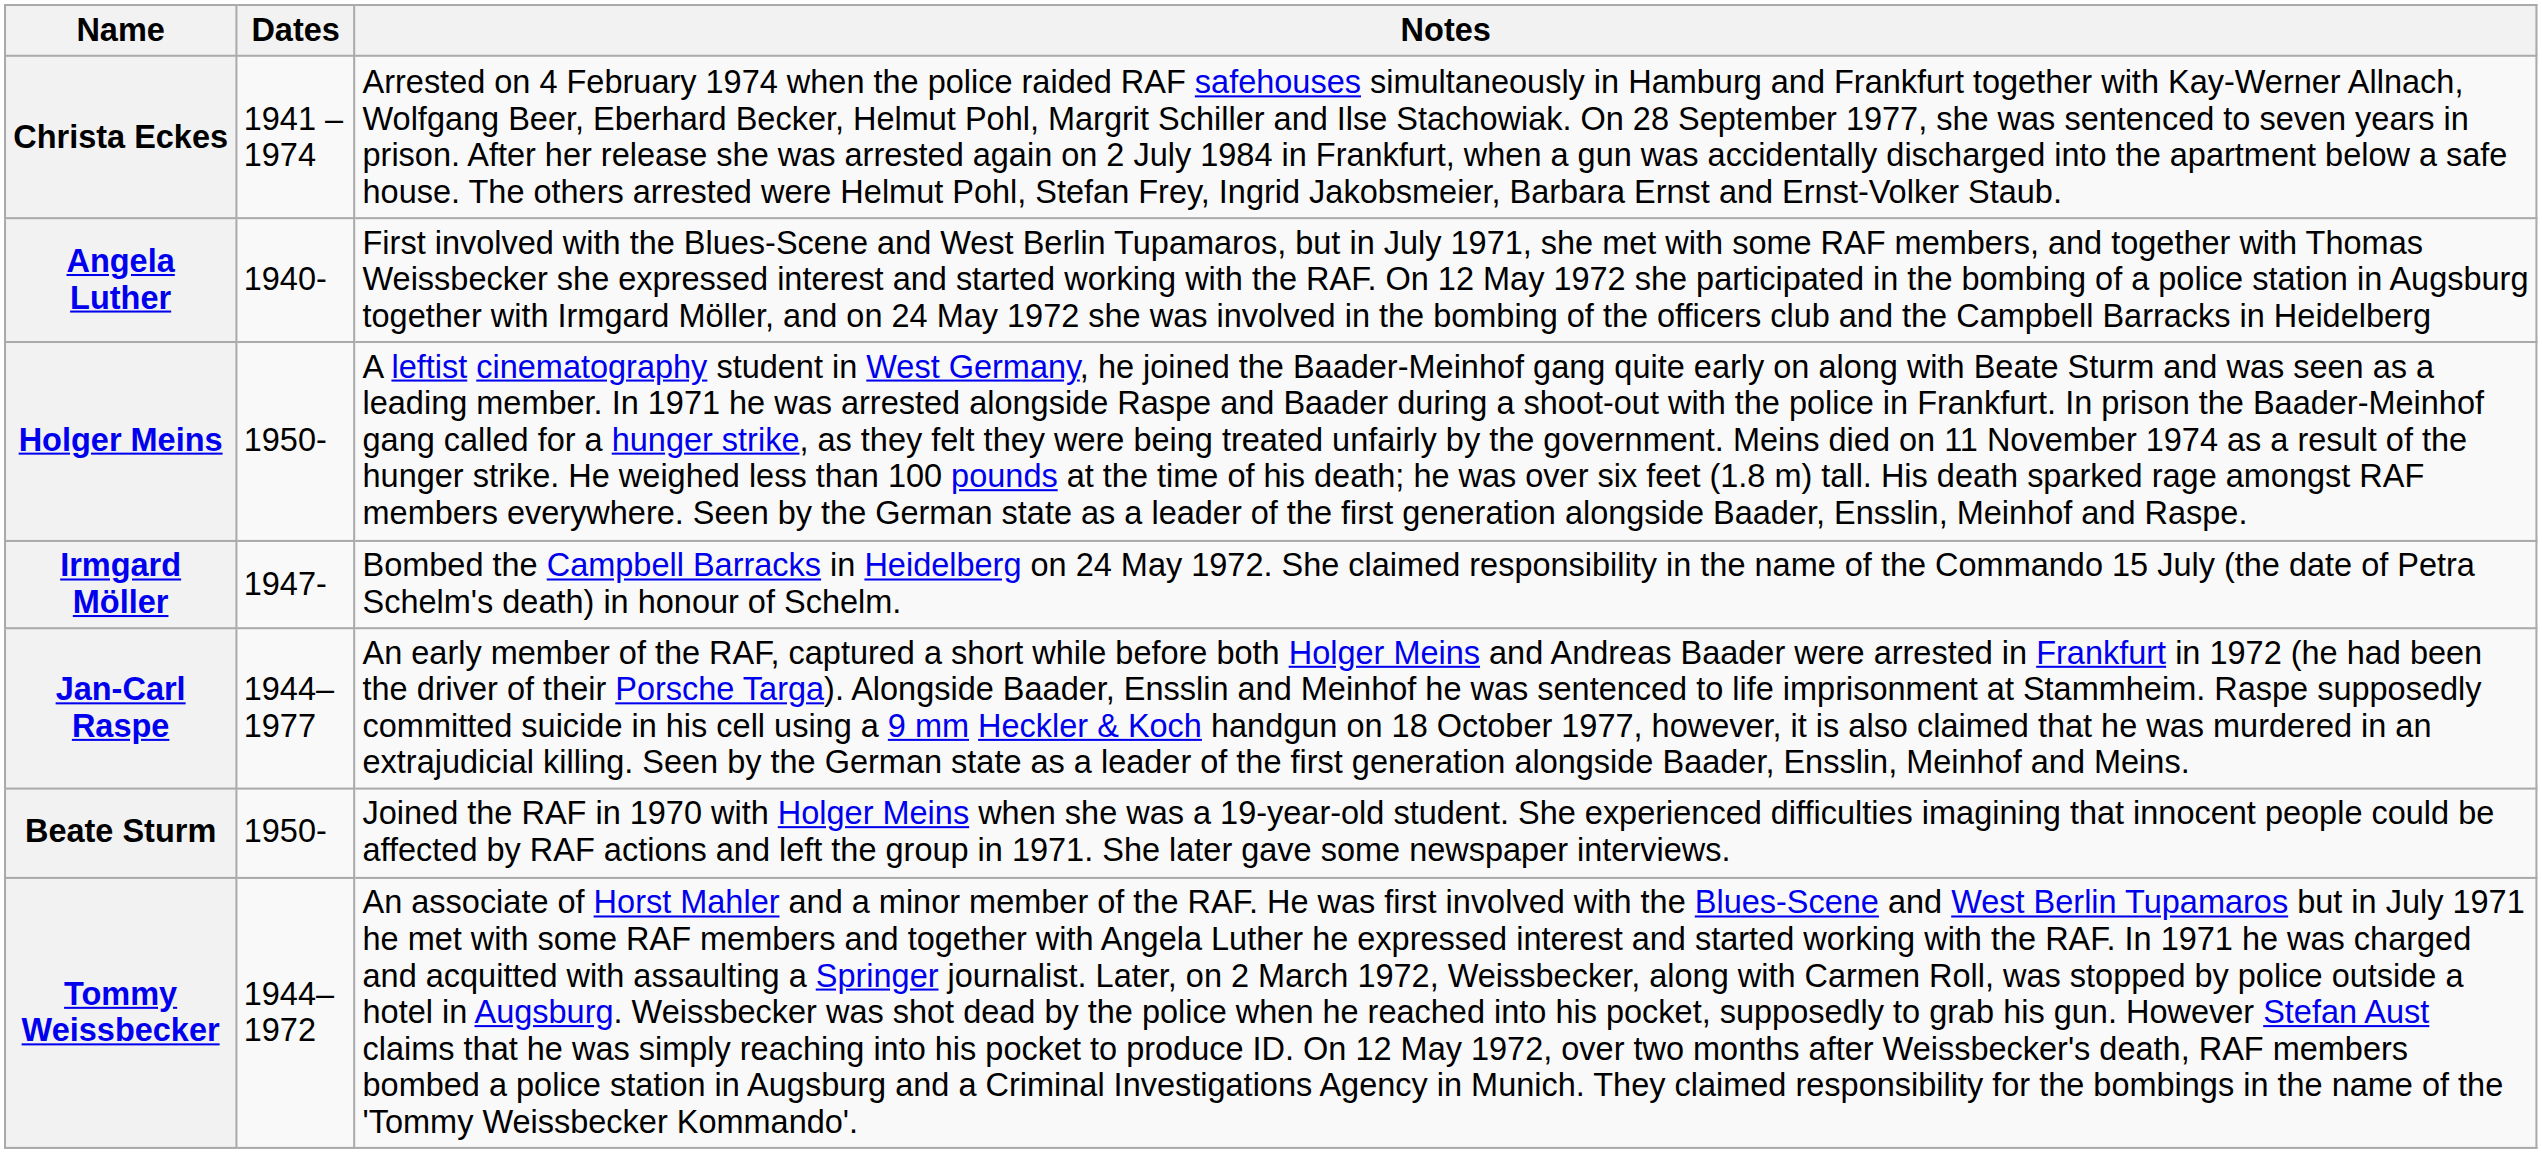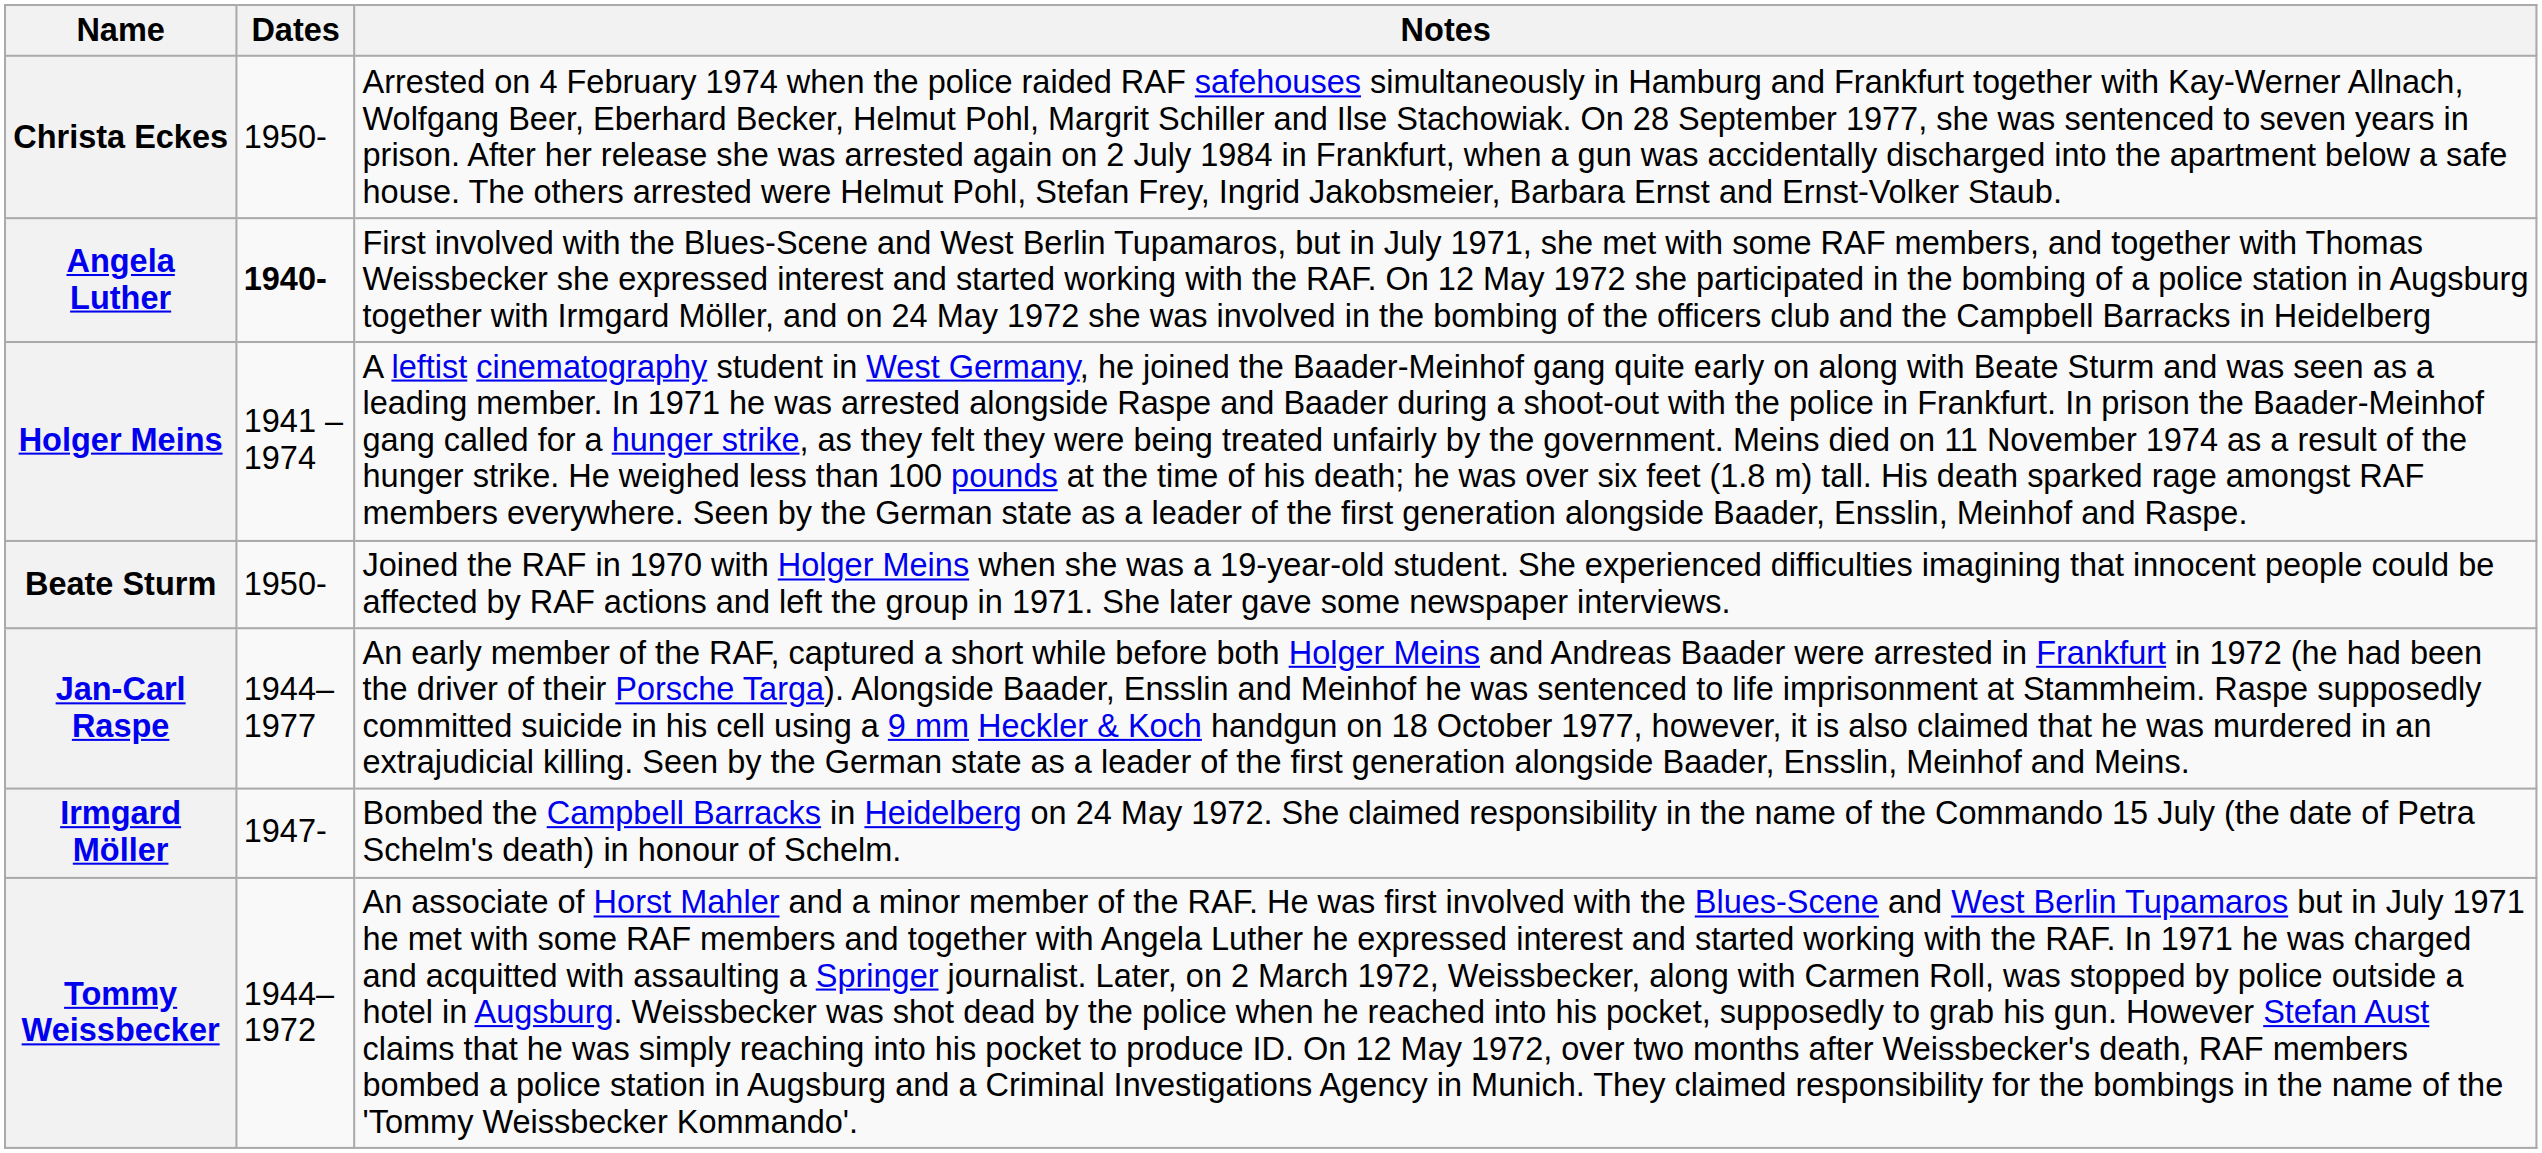(293, 136) 1941 – 1974 -> (285, 136) 1950-
(285, 279) normal -> (285, 279) bold
(285, 440) 1950- -> (293, 440) 1941 – 1974
rows swapped: (121, 583) <-> (121, 832)
